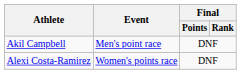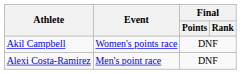(128, 44) Men's point race -> (136, 44) Women's points race
(136, 61) Women's points race -> (128, 61) Men's point race
